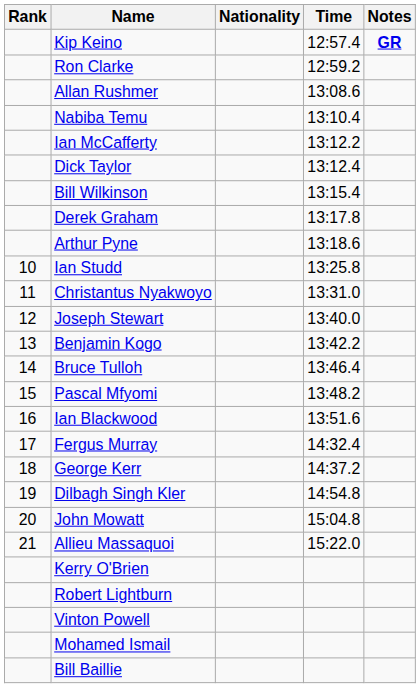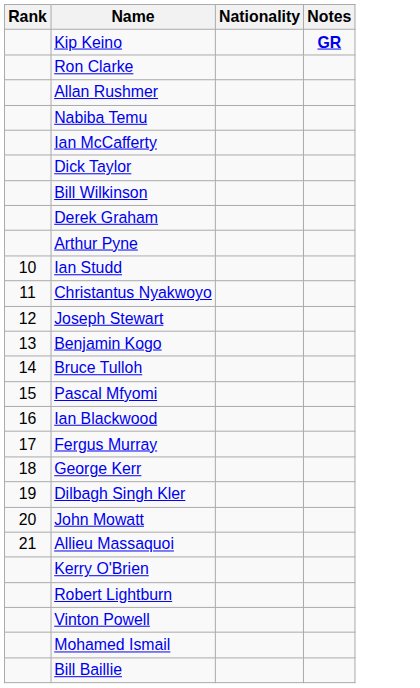- column: (334, 17)
